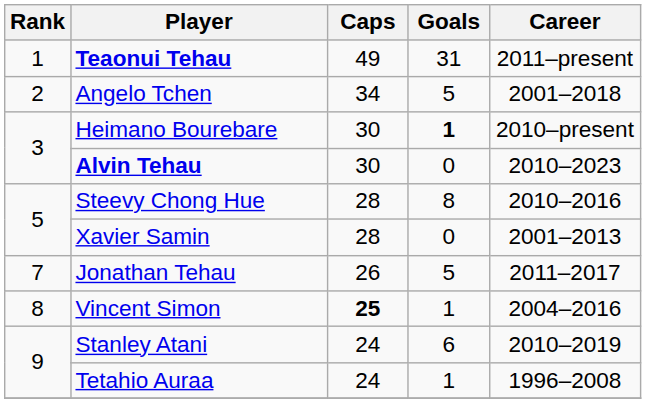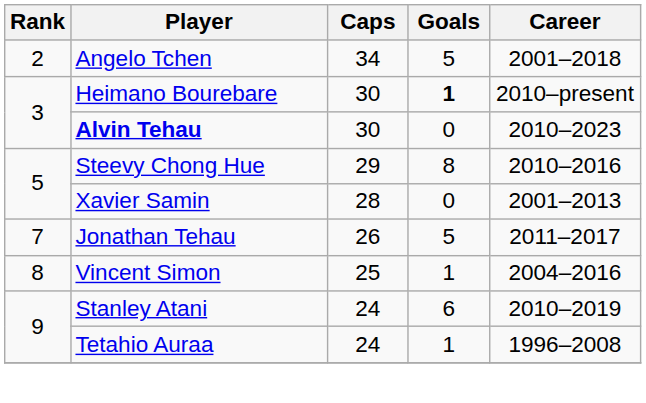- row: (153, 58)
(368, 201) 28 -> (368, 165) 29
(368, 308) bold -> (368, 272) normal
